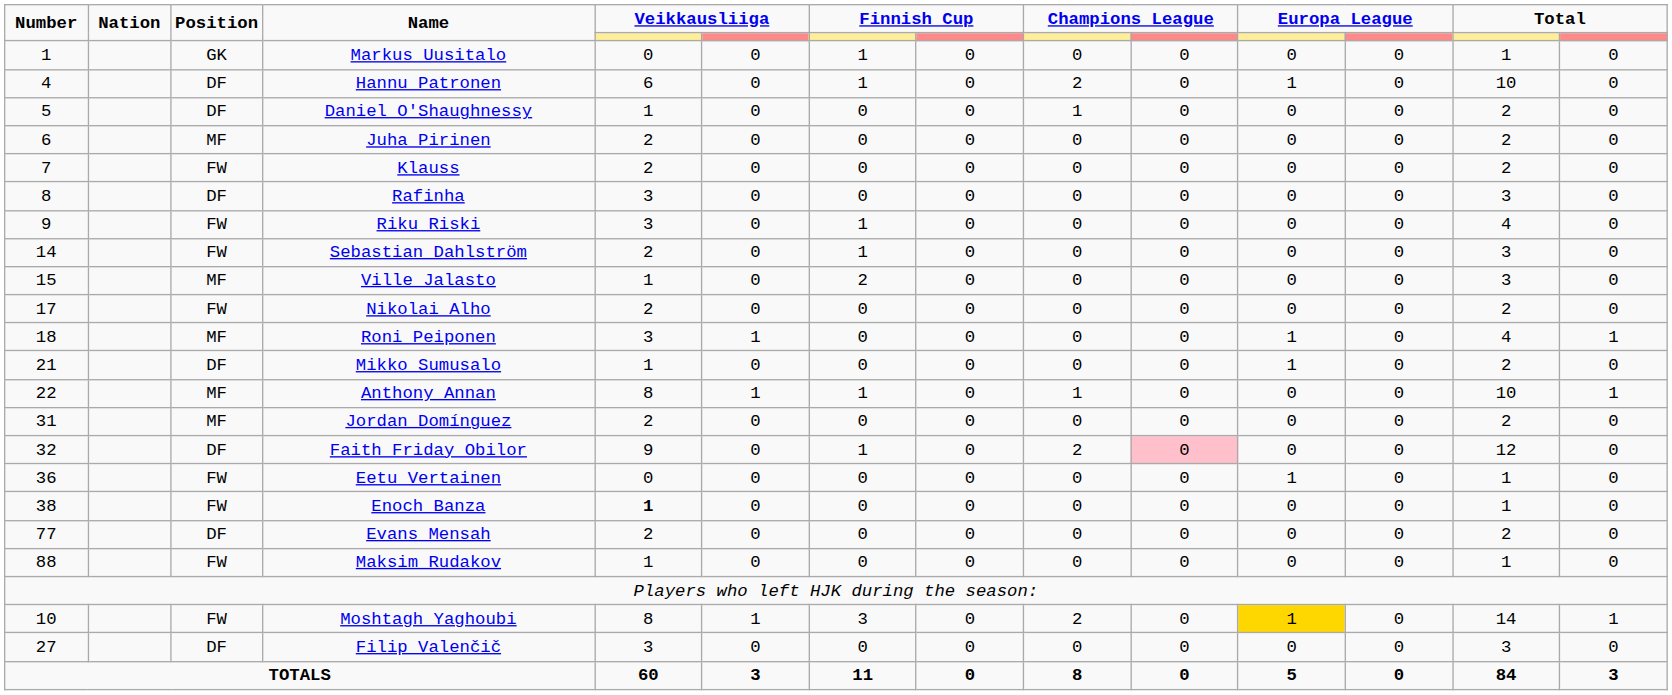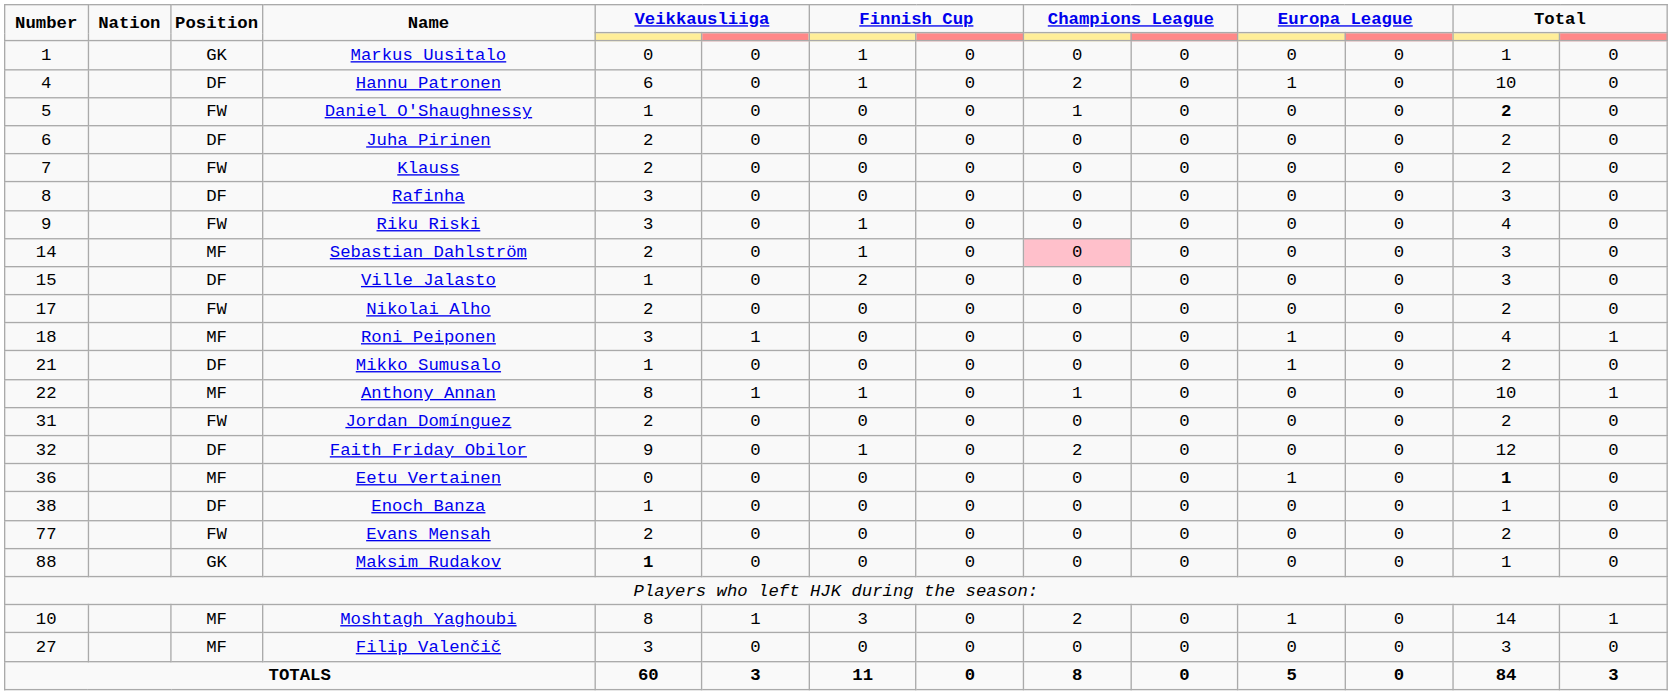(217, 112) DF -> (217, 112) FW
(1506, 112) normal -> (1506, 112) bold
(217, 140) MF -> (217, 140) DF
(217, 252) FW -> (217, 252) MF
(1077, 252) no background -> (1077, 252) pink background
(217, 281) MF -> (217, 281) DF
(217, 421) MF -> (217, 421) FW
(1184, 450) pink background -> (1184, 450) no background
(217, 478) FW -> (217, 478) MF
(1506, 478) normal -> (1506, 478) bold
(217, 506) FW -> (217, 506) DF
(648, 506) bold -> (648, 506) normal
(217, 534) DF -> (217, 534) FW
(217, 562) FW -> (217, 562) GK
(648, 562) normal -> (648, 562) bold
(217, 619) FW -> (217, 619) MF
(1292, 619) gold background -> (1292, 619) no background
(217, 647) DF -> (217, 647) MF
